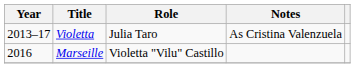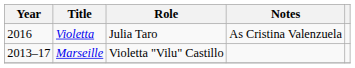(29, 33) 2013–17 -> (20, 33) 2016
(20, 53) 2016 -> (29, 53) 2013–17
